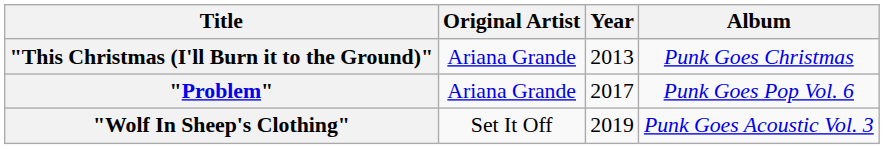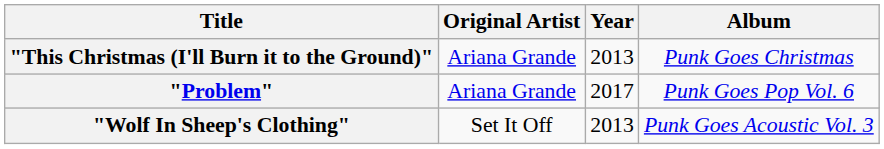(612, 125) 2019 -> (612, 125) 2013
